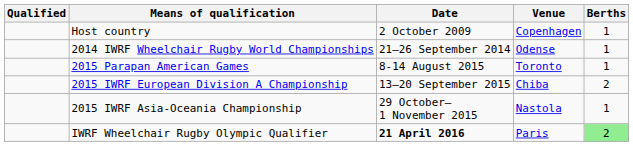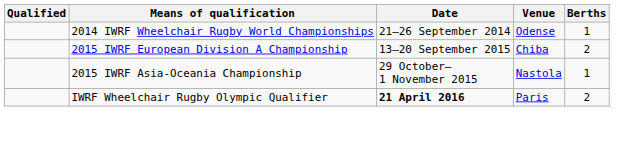- row: (111, 31)
- row: (160, 67)
(606, 133) lightgreen background -> (587, 97) no background
